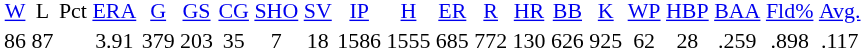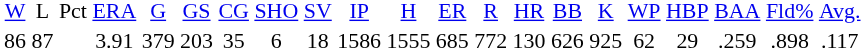(276, 41) 7 -> (276, 41) 6
(687, 41) 28 -> (687, 41) 29
